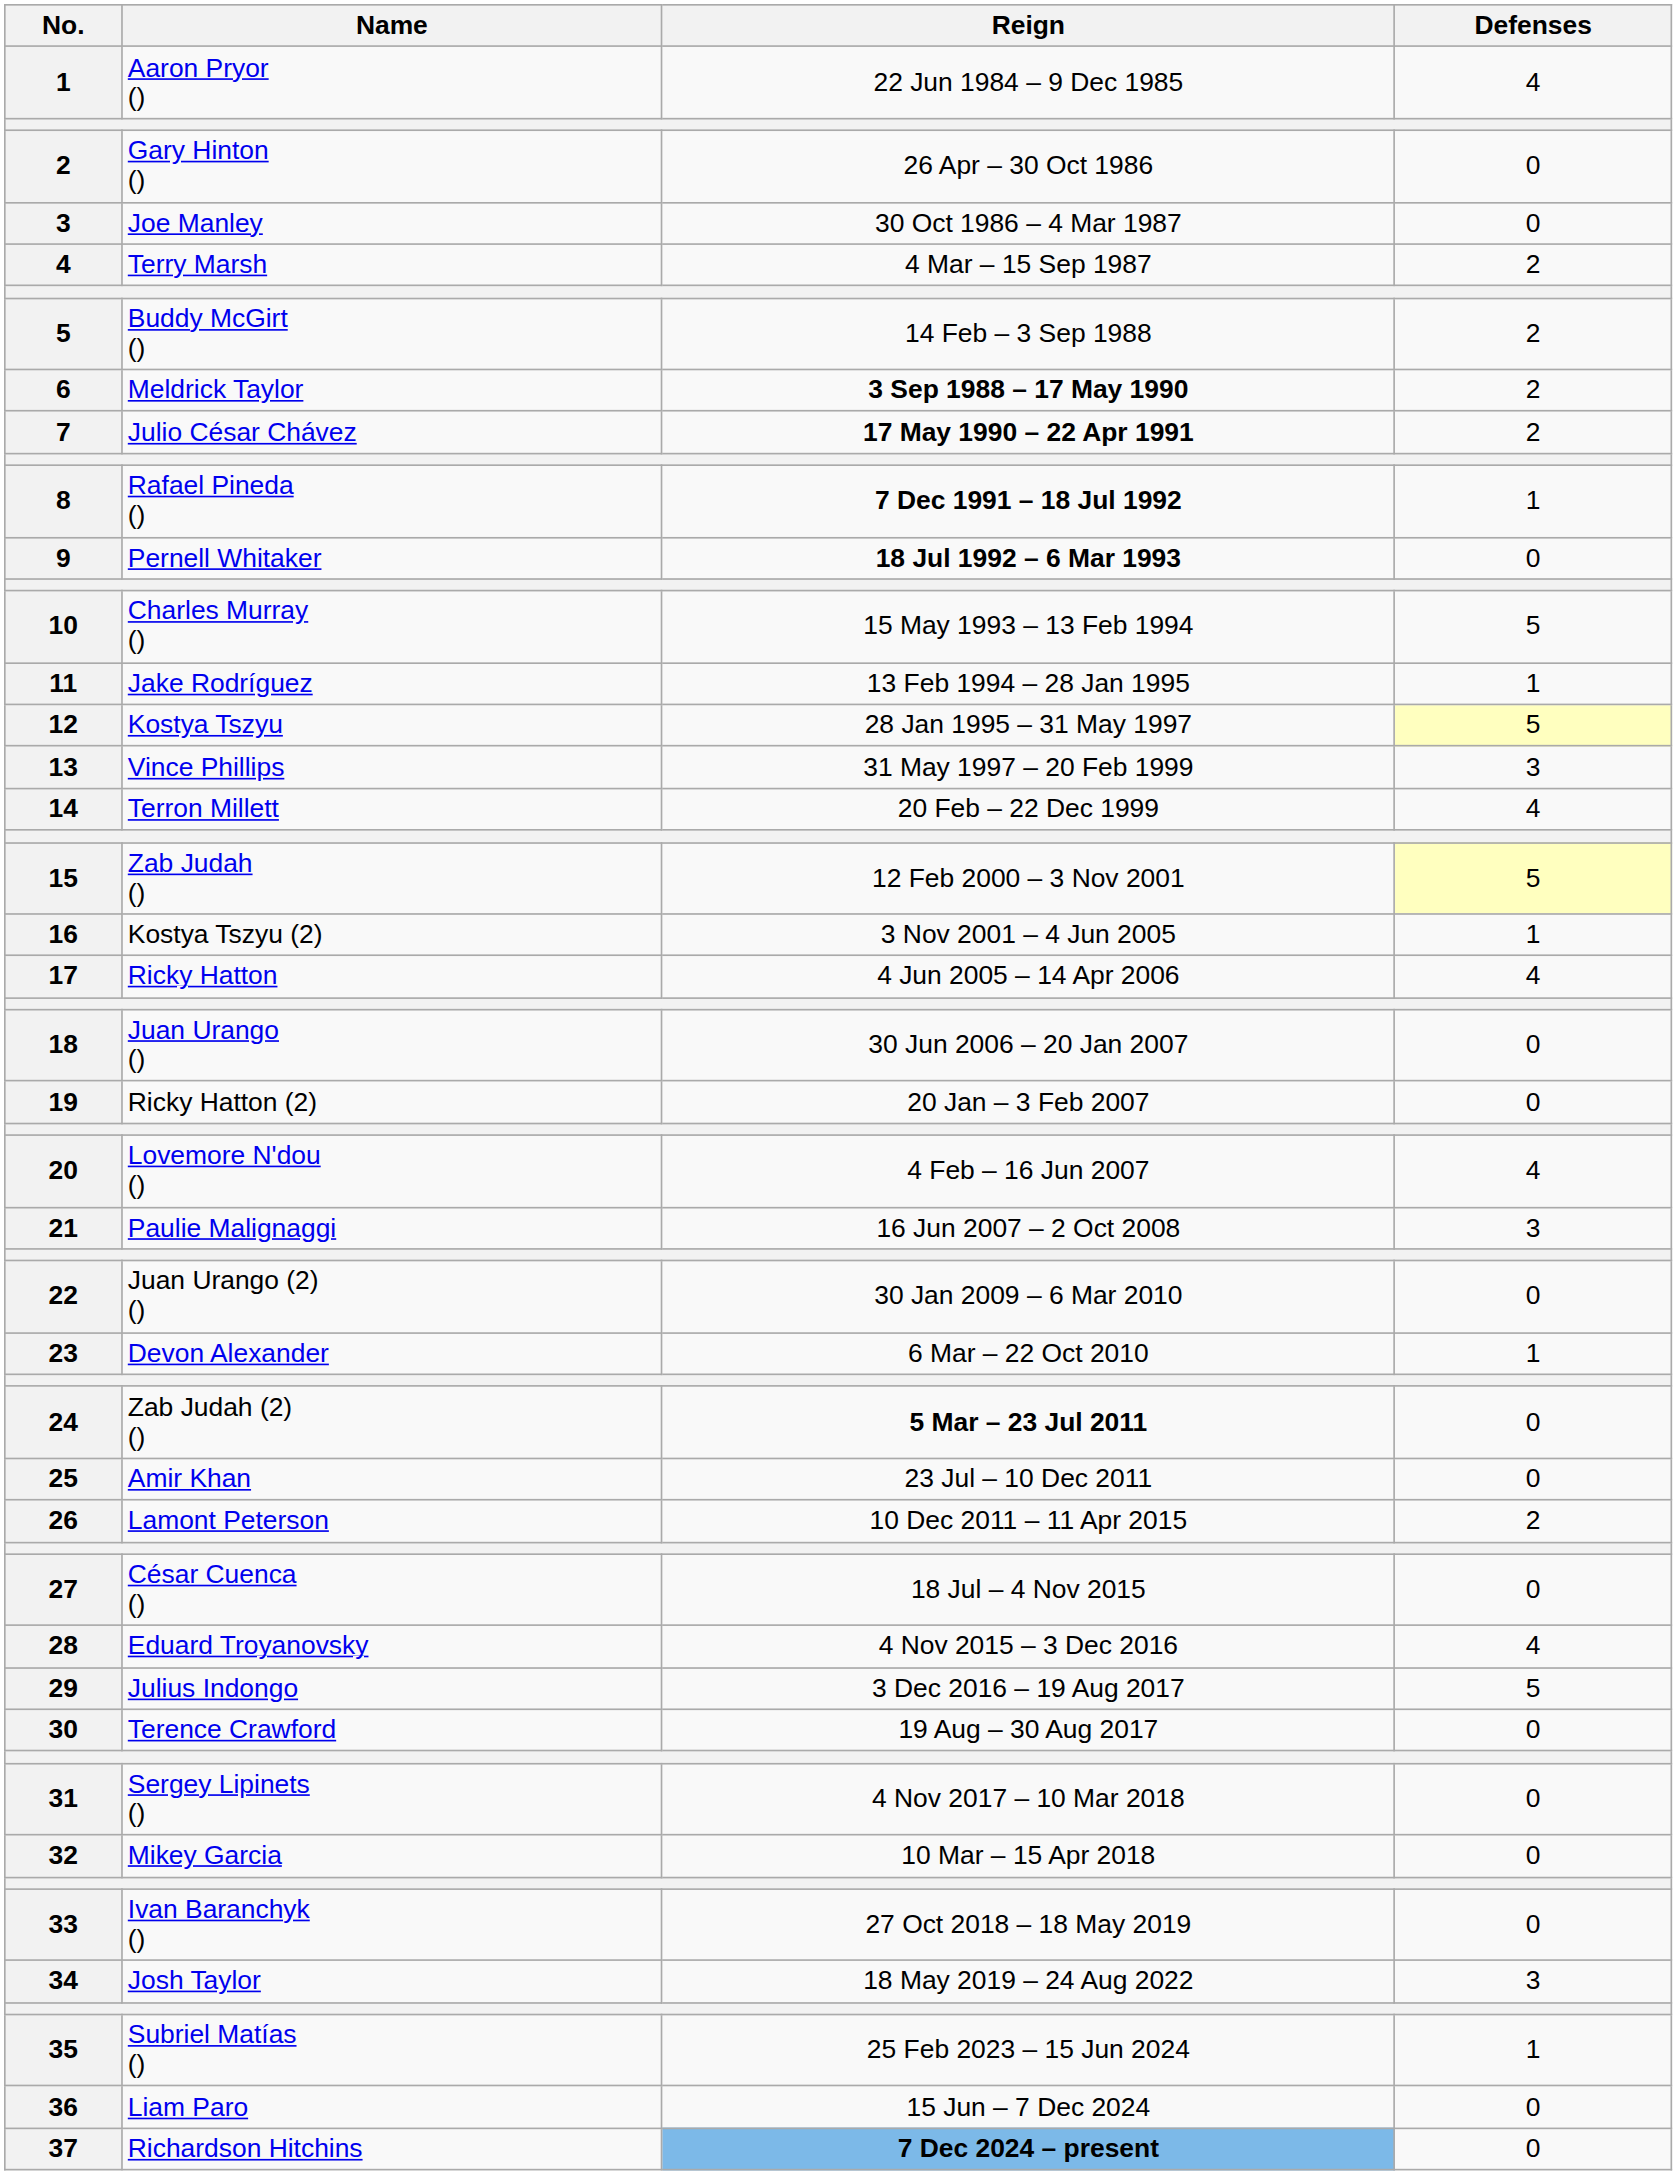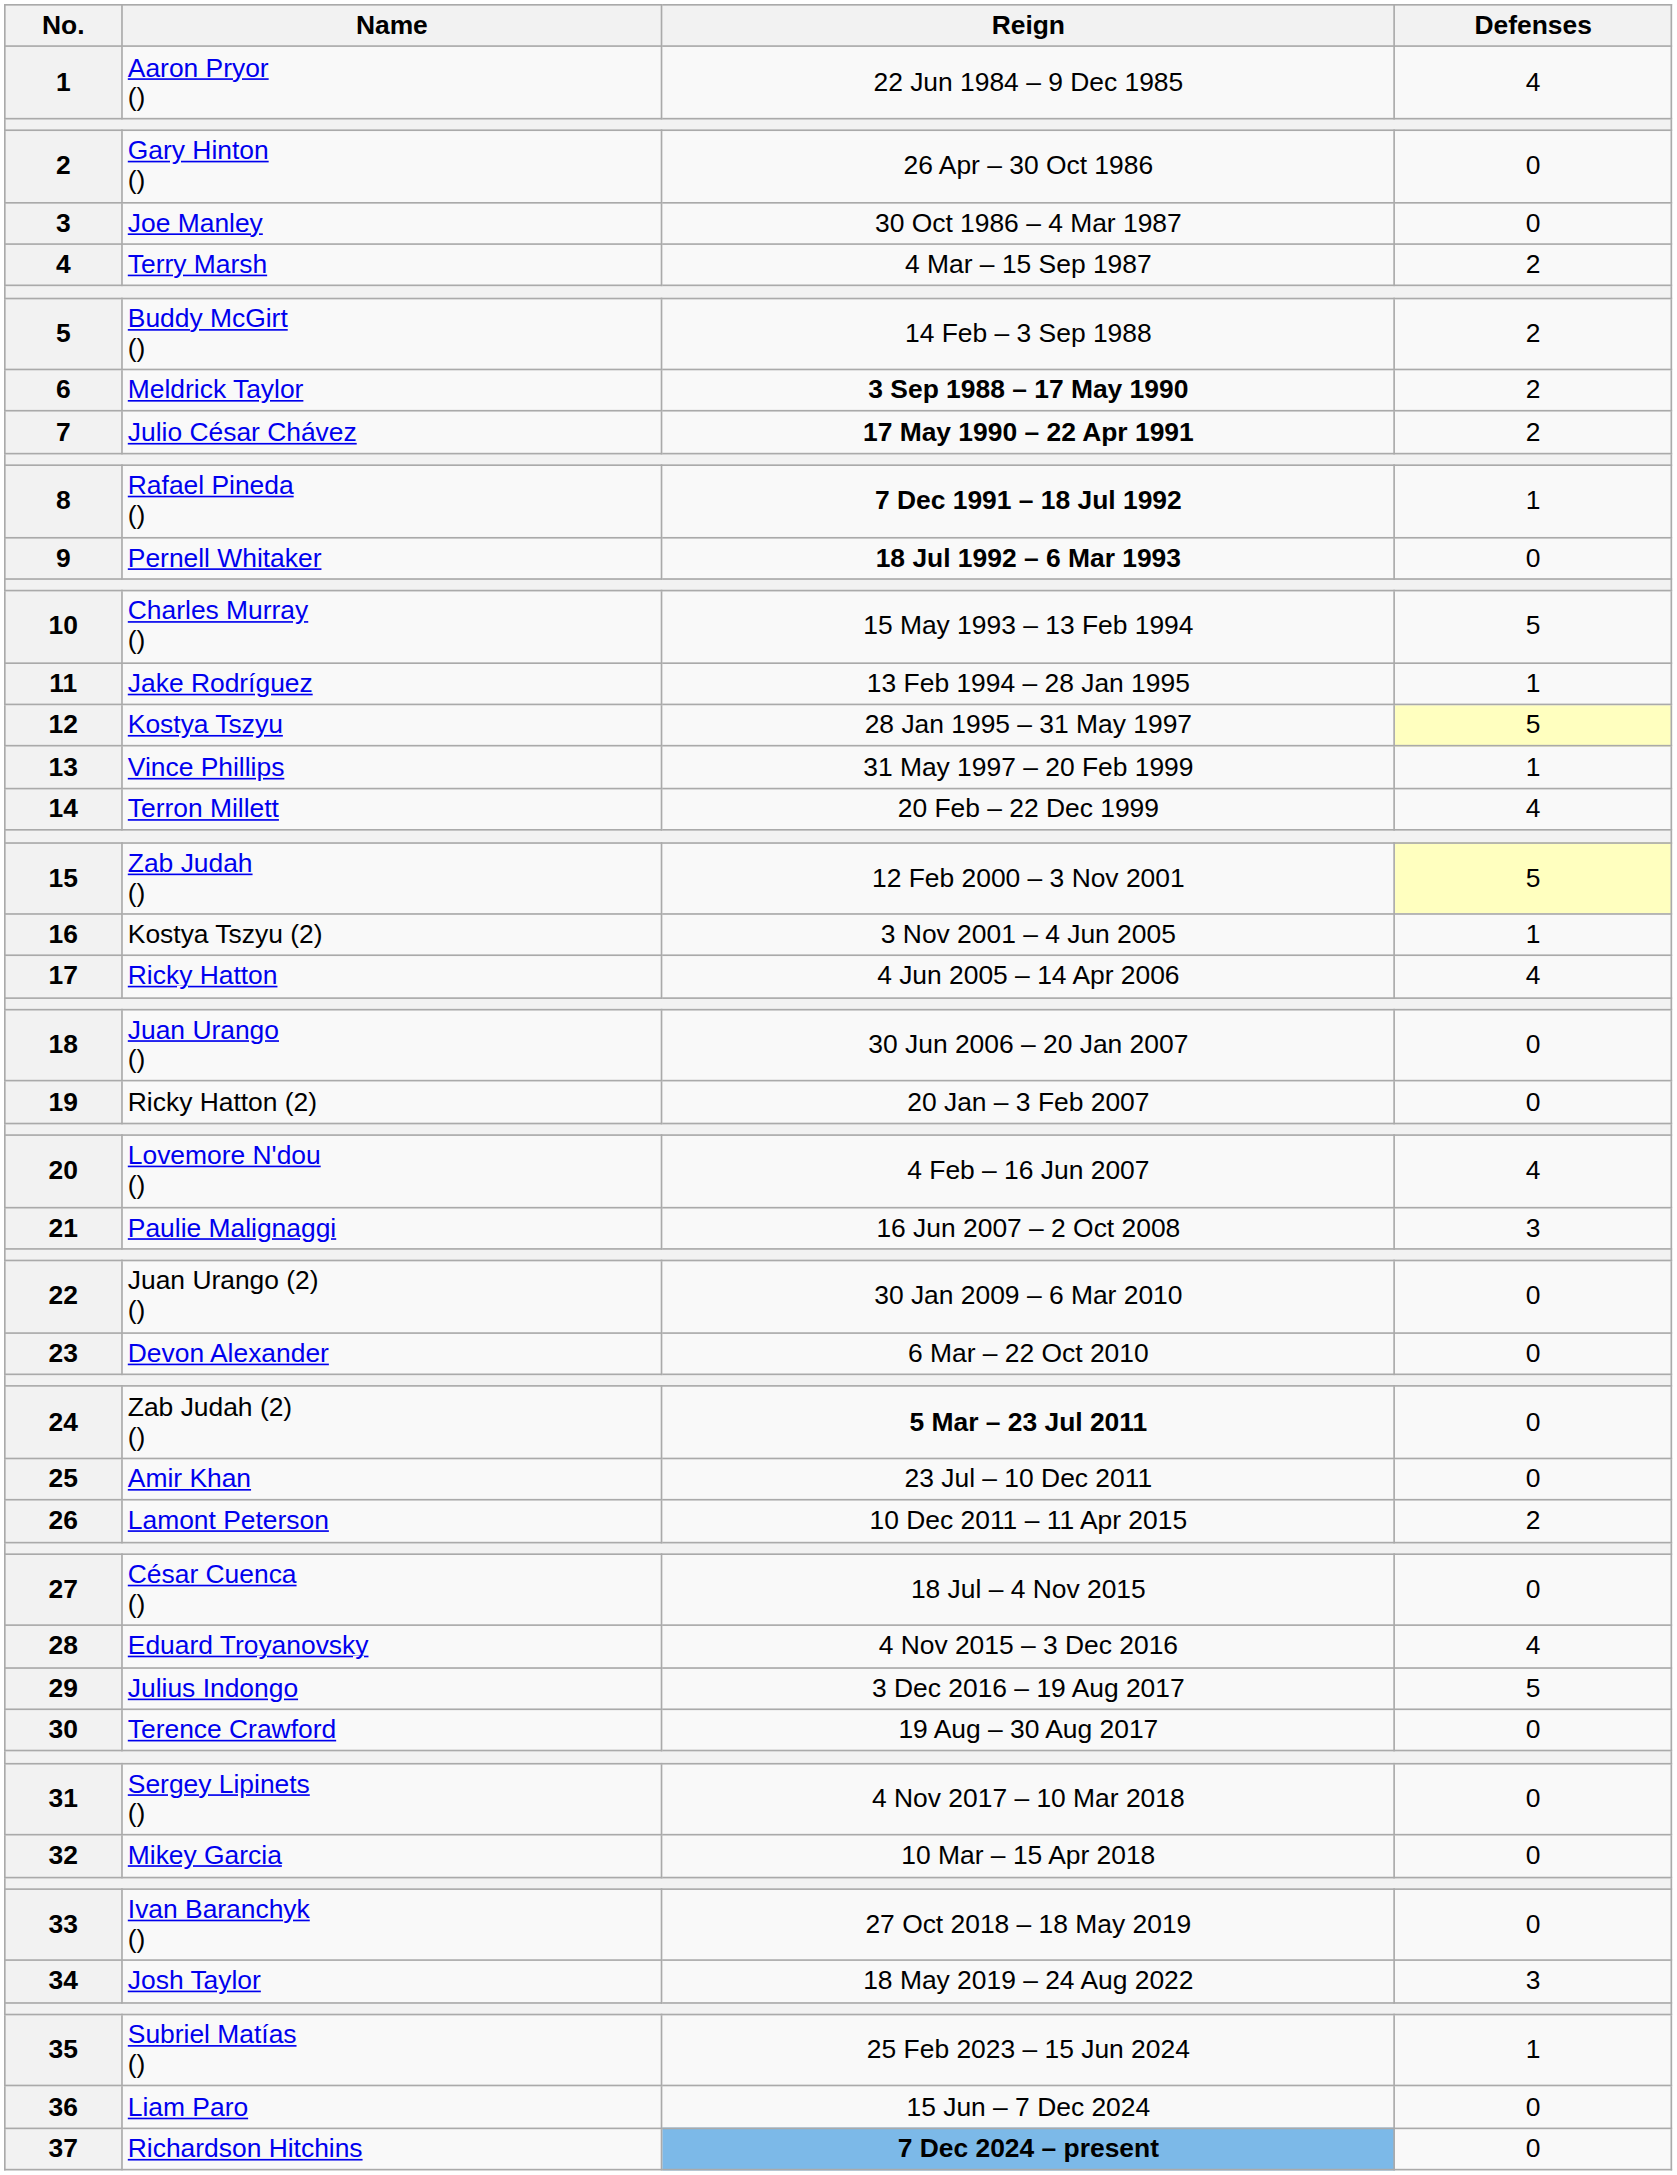(1533, 766) 3 -> (1533, 766) 1
(1533, 1353) 1 -> (1533, 1353) 0
